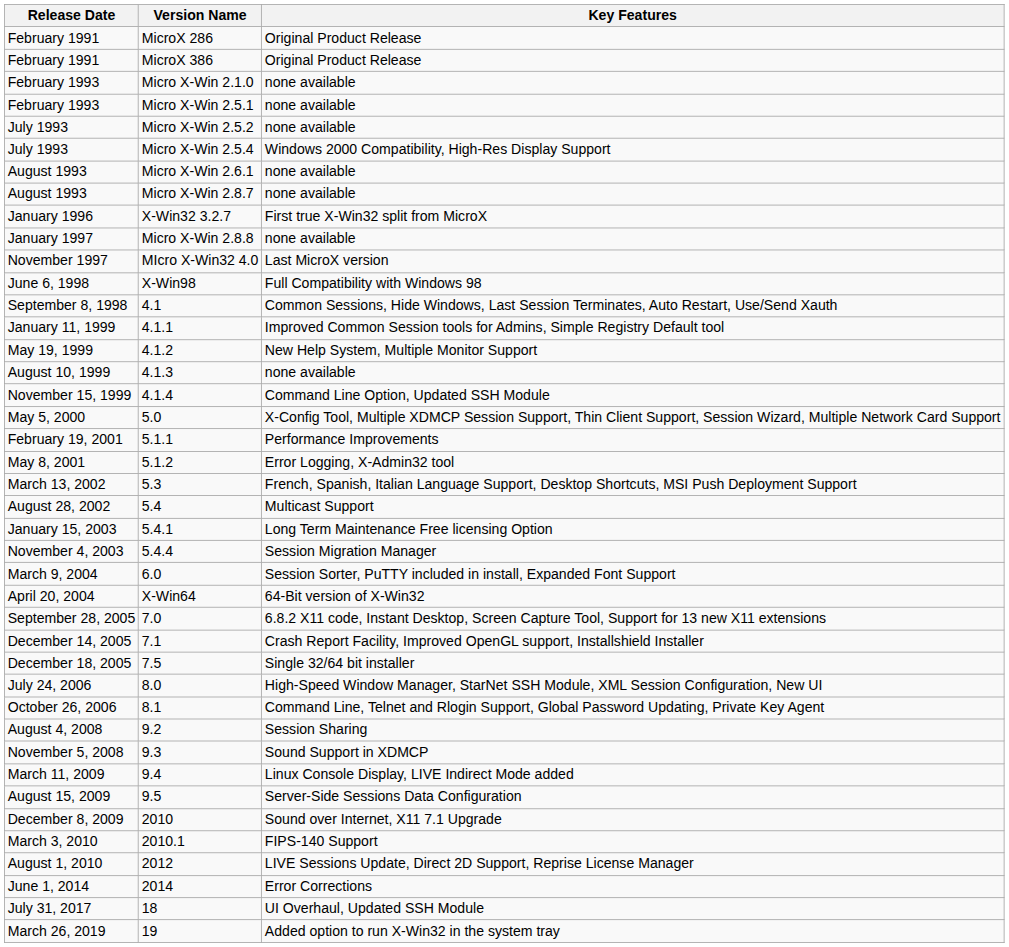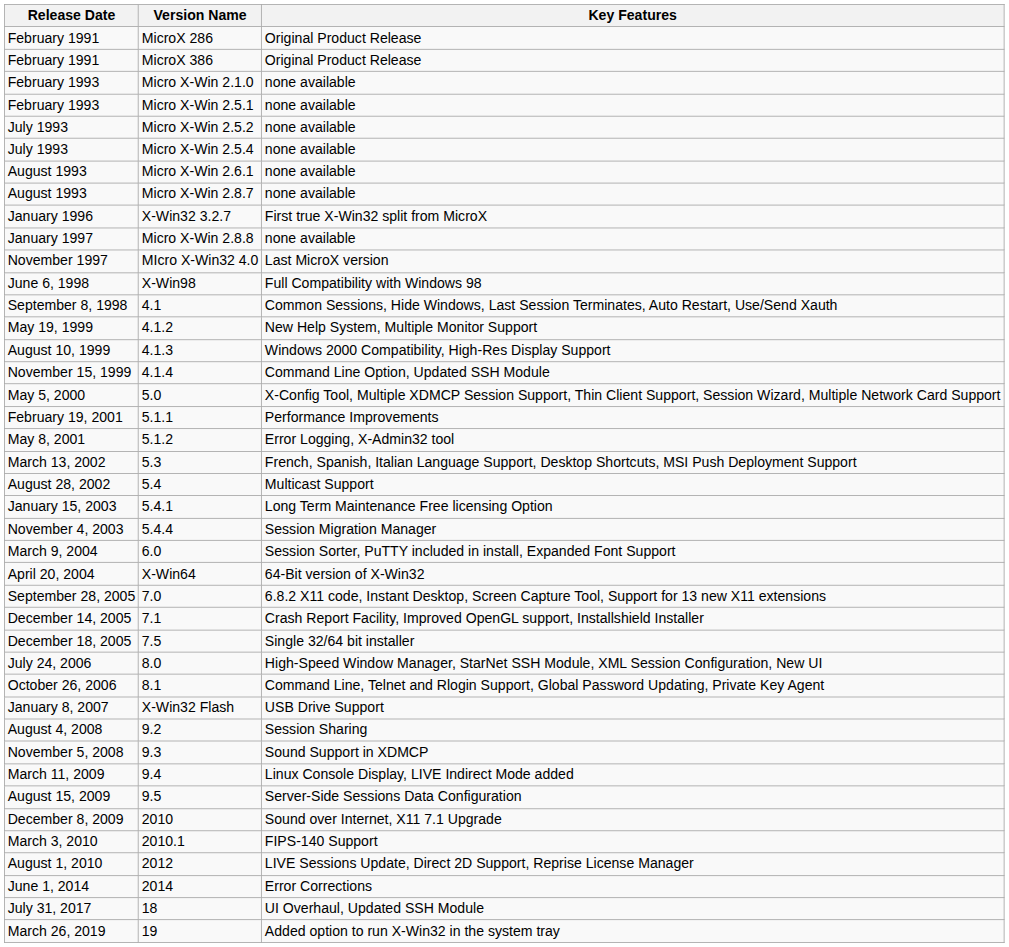(438, 149) Windows 2000 Compatibility, High-Res Display Support -> (310, 149) none available
- row: (62, 328)
(310, 372) none available -> (438, 350) Windows 2000 Compatibility, High-Res Display Support
+ row: (58, 707)
